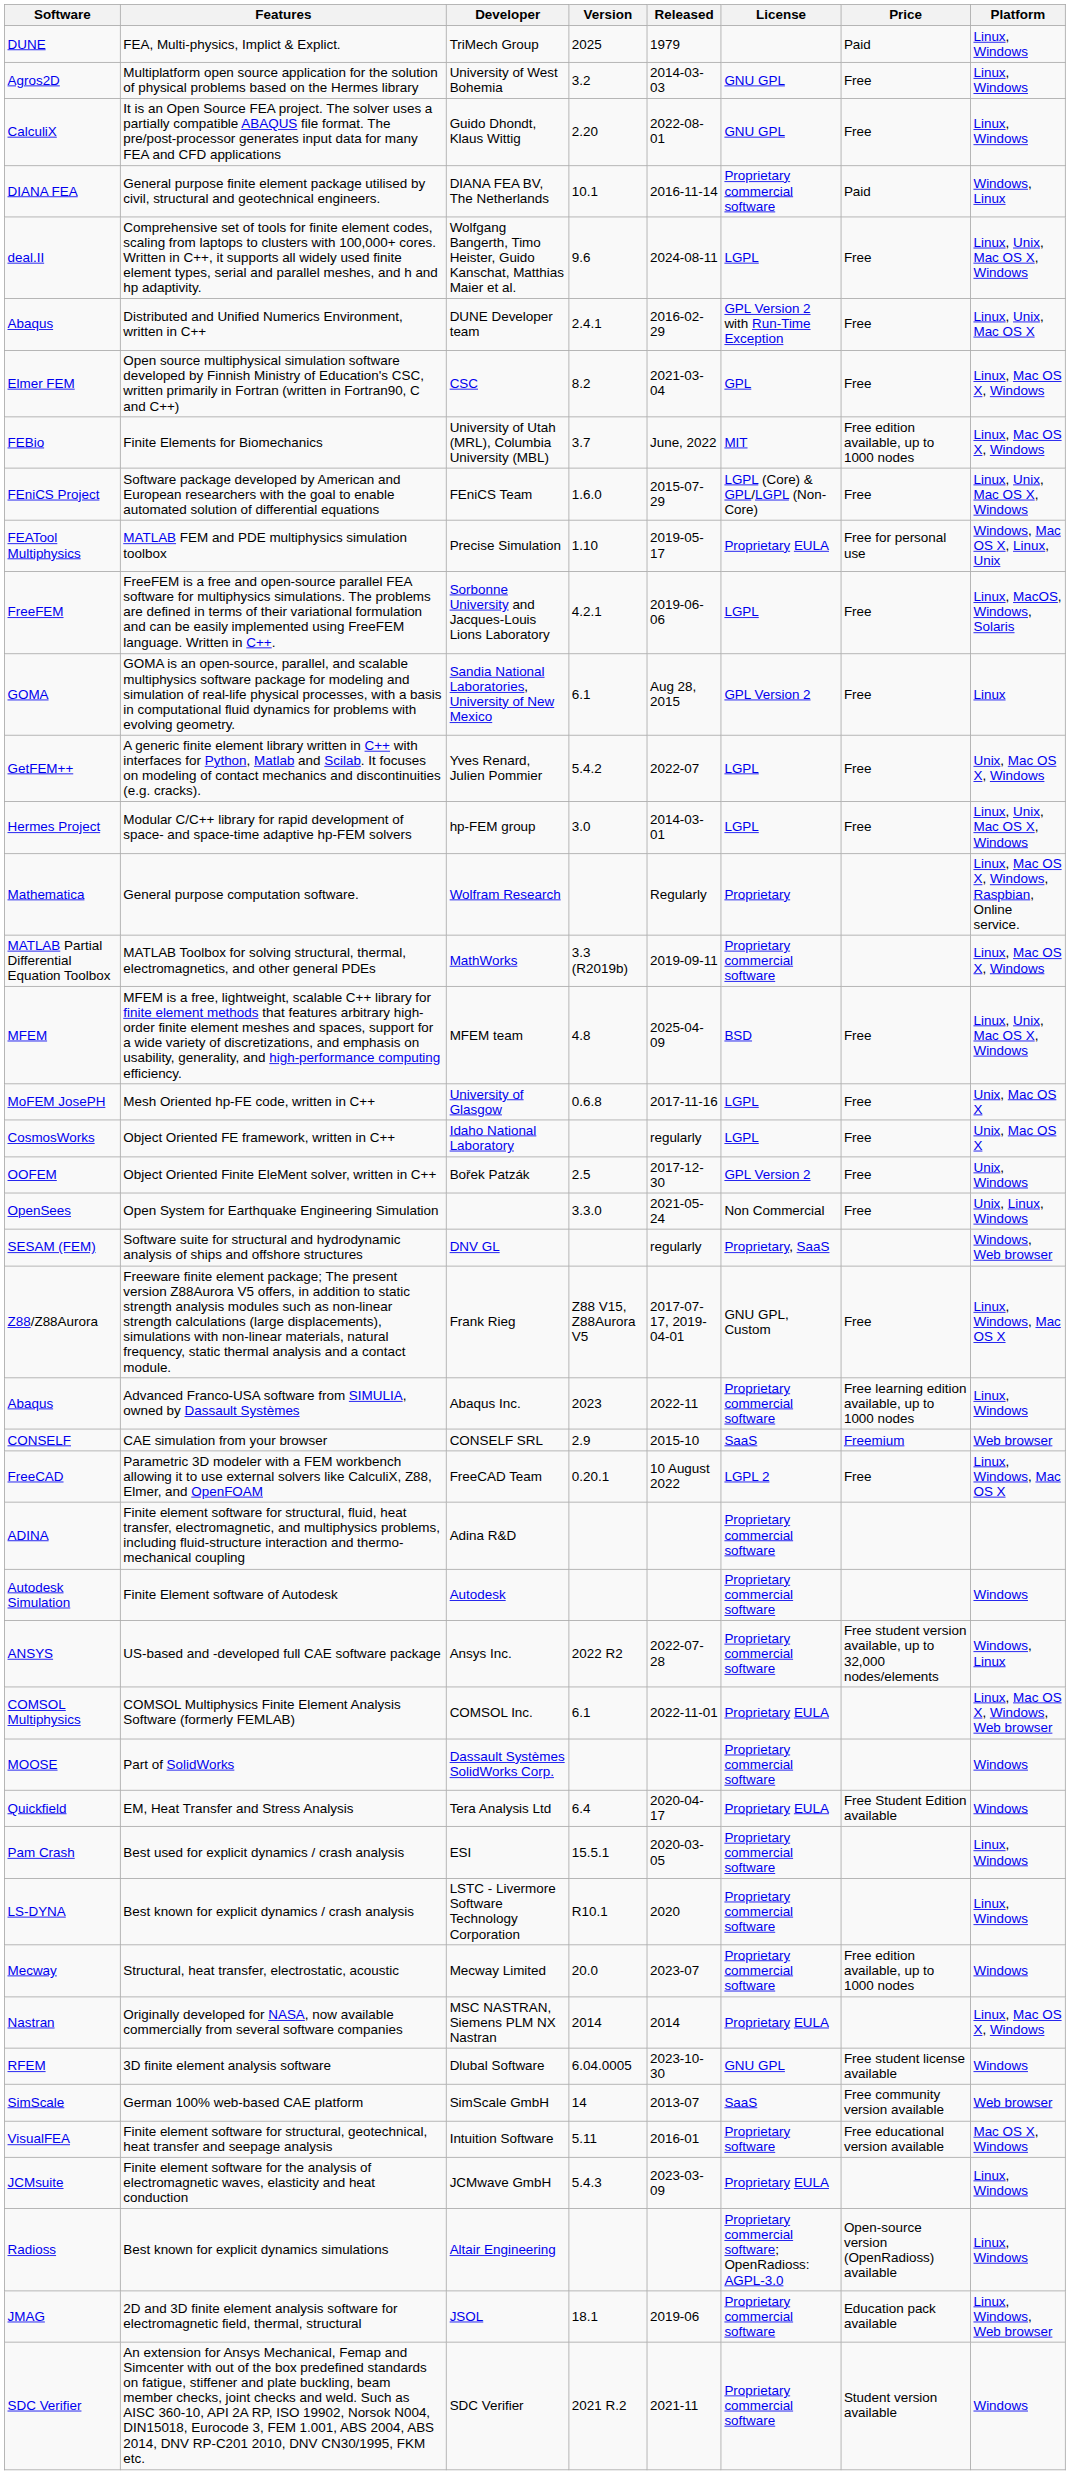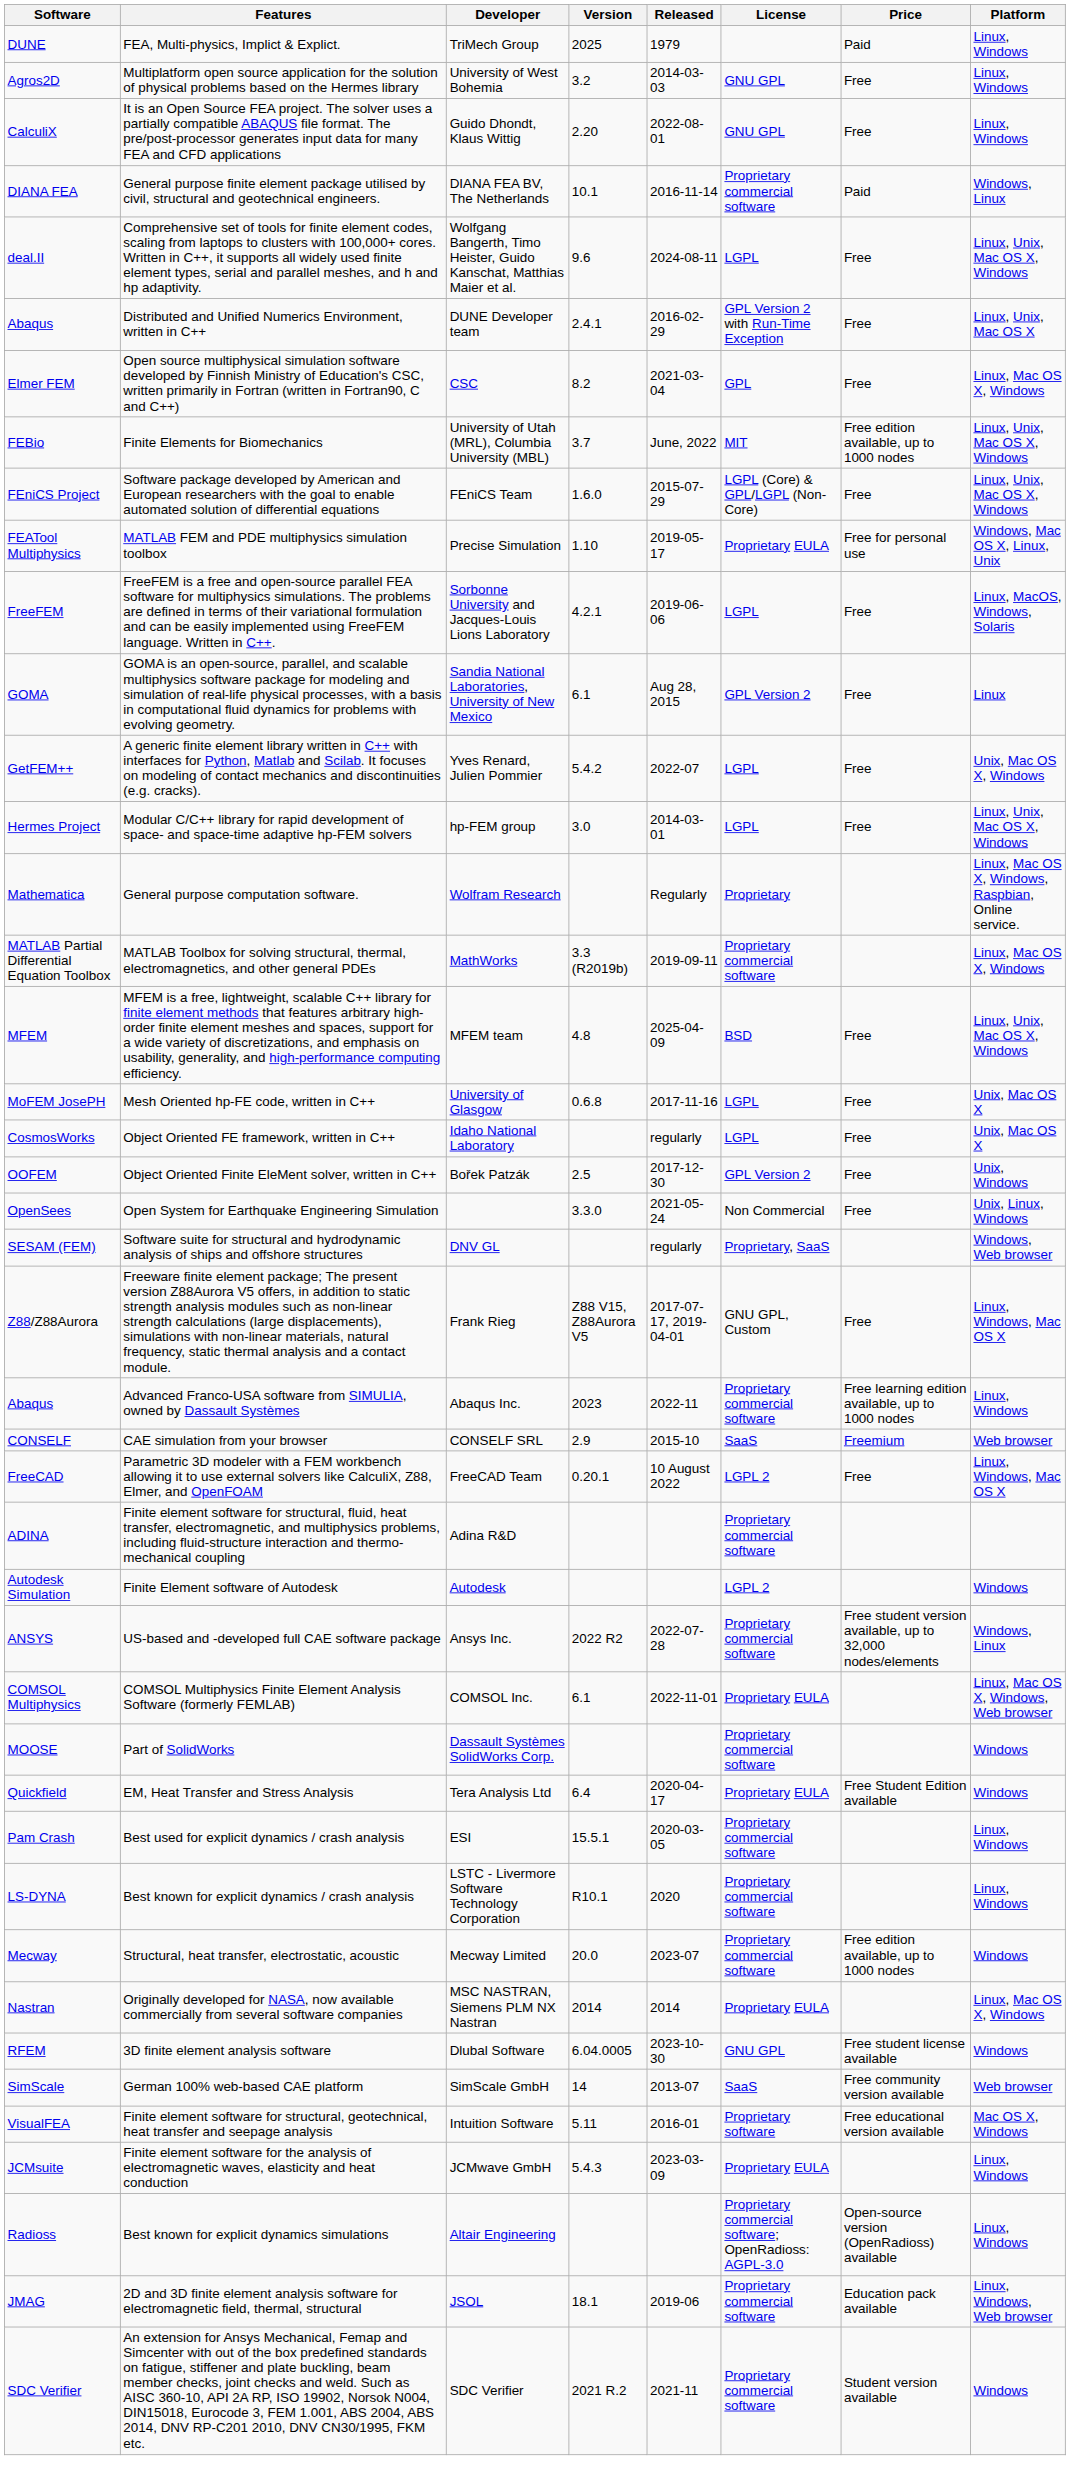(1018, 442) Linux, Mac OS X, Windows -> (1009, 442) Linux, Unix, Mac OS X, Windows
(759, 1594) Proprietary commercial software -> (747, 1587) LGPL 2
